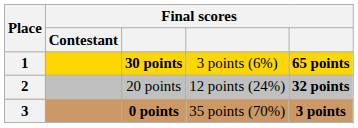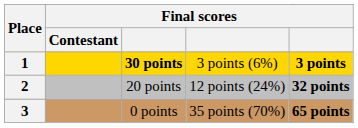(321, 63) 65 points -> (321, 63) 3 points
(154, 110) bold -> (154, 110) normal
(321, 110) 3 points -> (321, 110) 65 points
